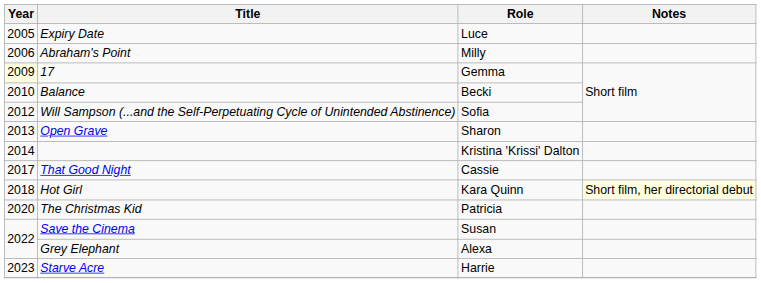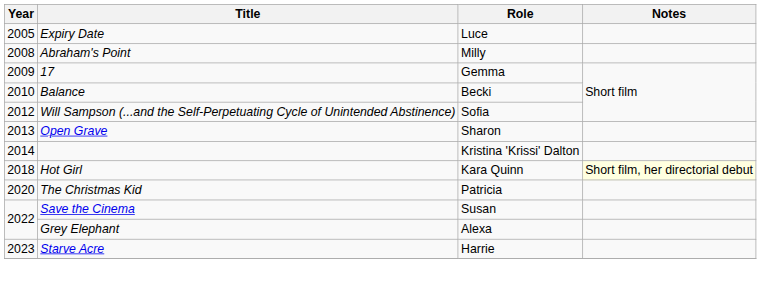(21, 53) 2006 -> (21, 53) 2008
(21, 72) lightyellow background -> (21, 72) no background
- row: (86, 170)
